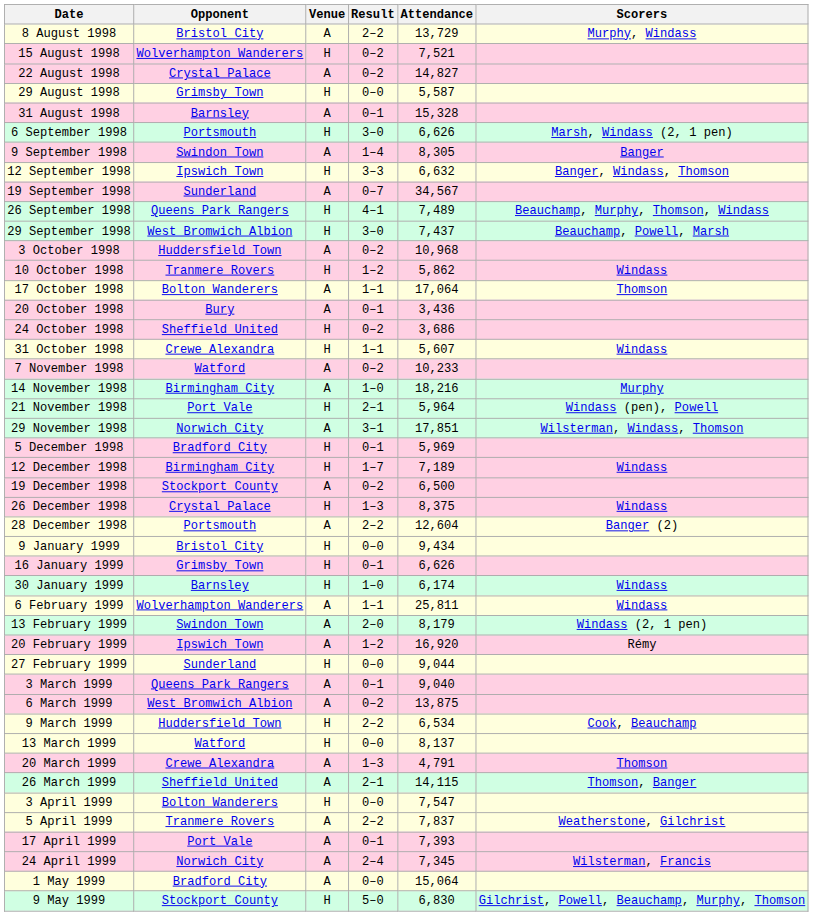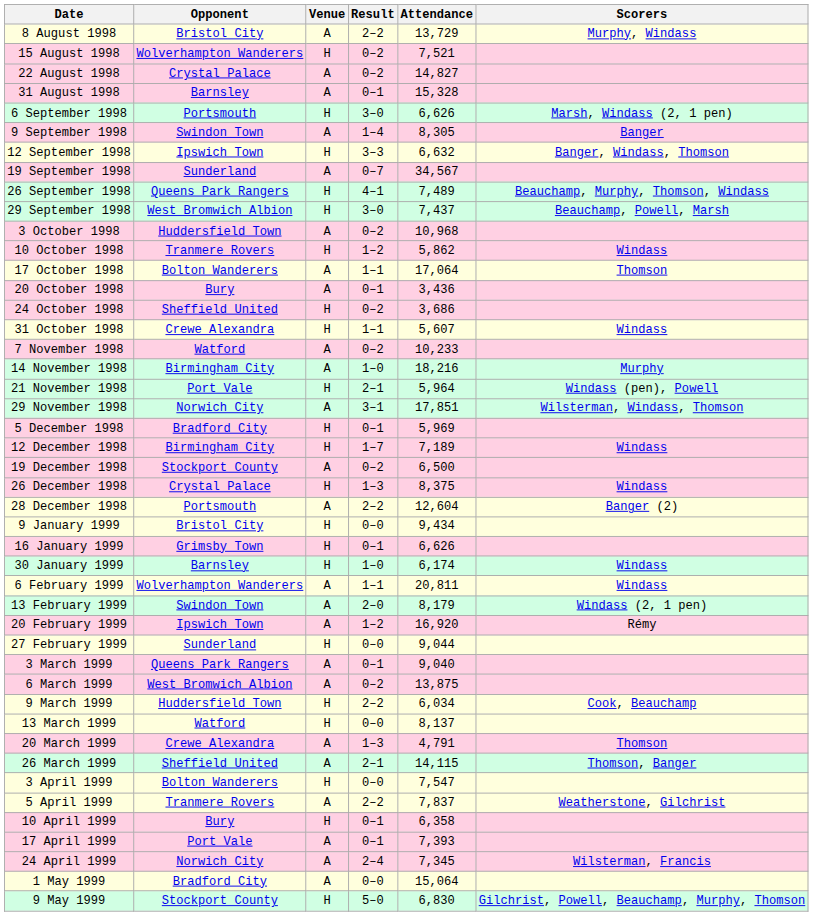- row: (69, 93)
(437, 605) 25,811 -> (437, 586) 20,811
(437, 724) 6,534 -> (437, 704) 6,034
+ row: (69, 822)
